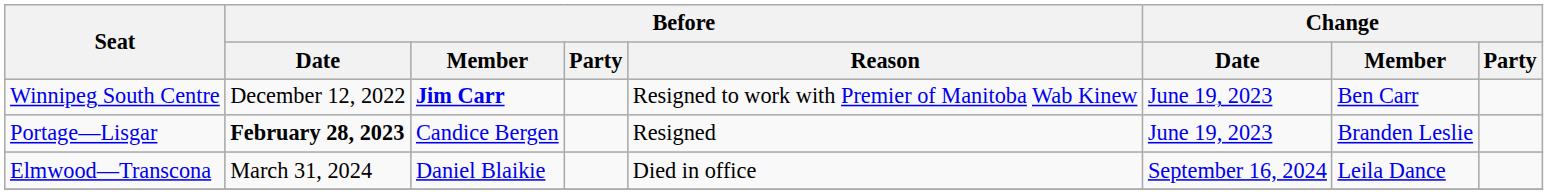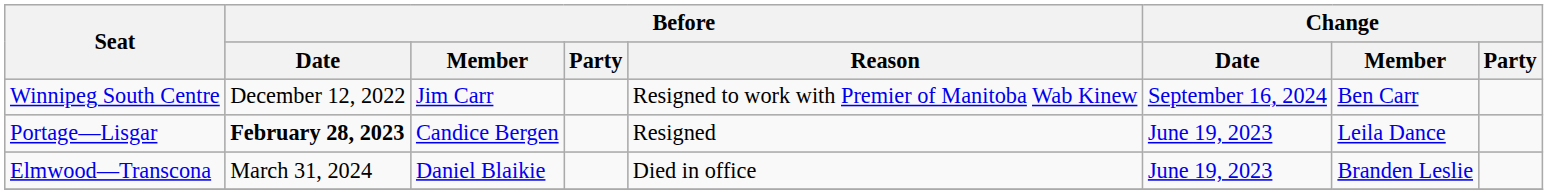(460, 96) bold -> (455, 96) normal
(1210, 96) June 19, 2023 -> (1237, 96) September 16, 2024
(1405, 133) Branden Leslie -> (1392, 133) Leila Dance
(1237, 170) September 16, 2024 -> (1210, 170) June 19, 2023
(1392, 170) Leila Dance -> (1405, 170) Branden Leslie
